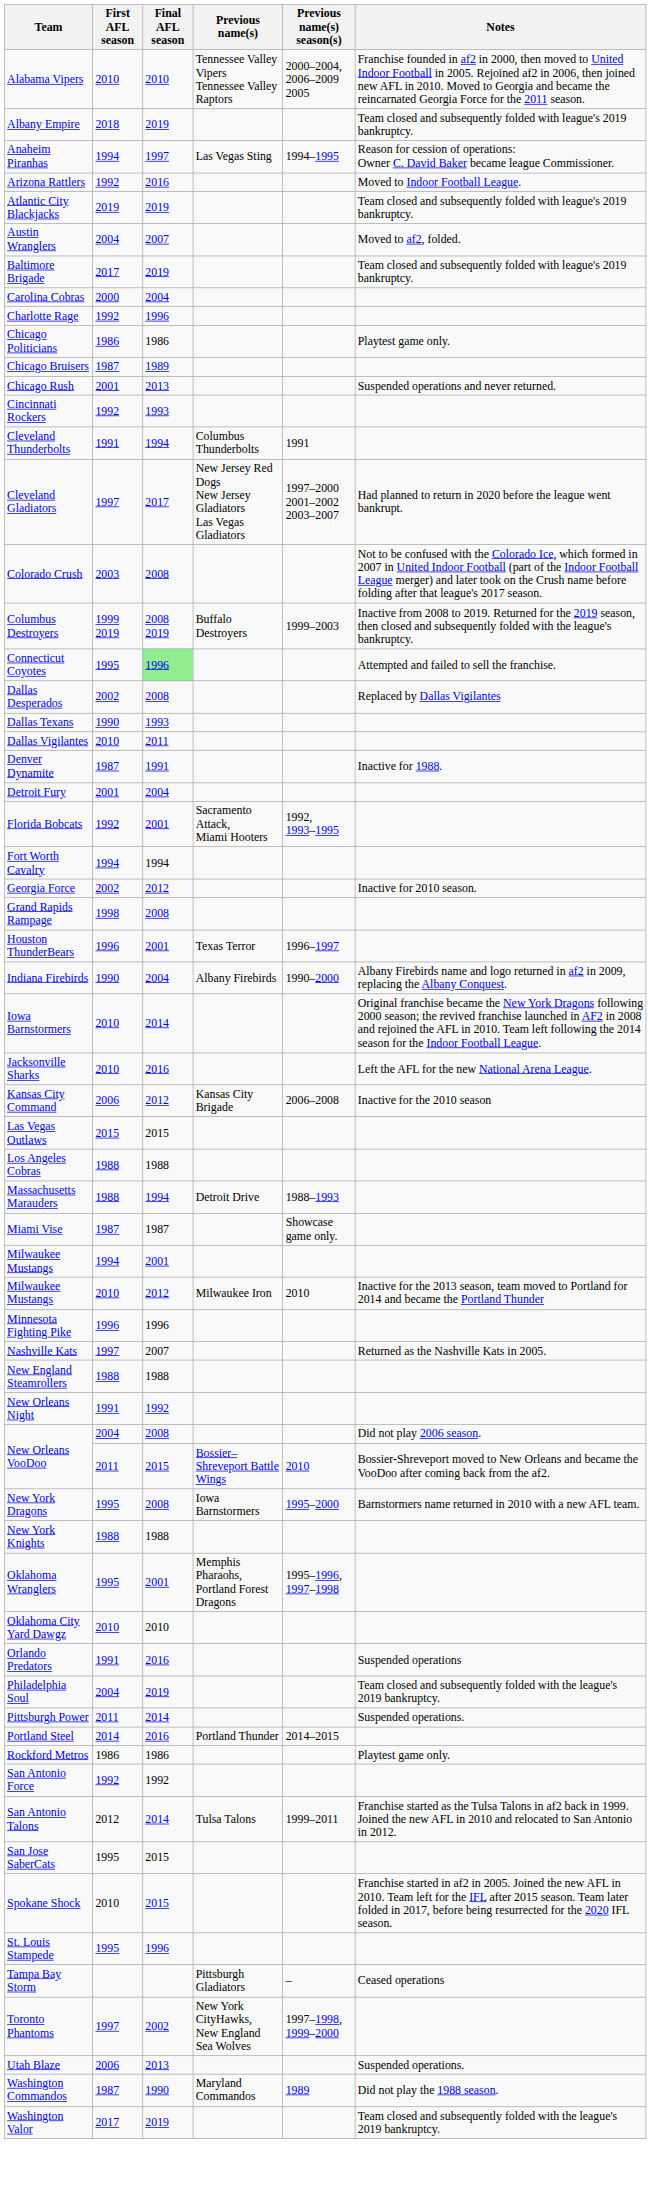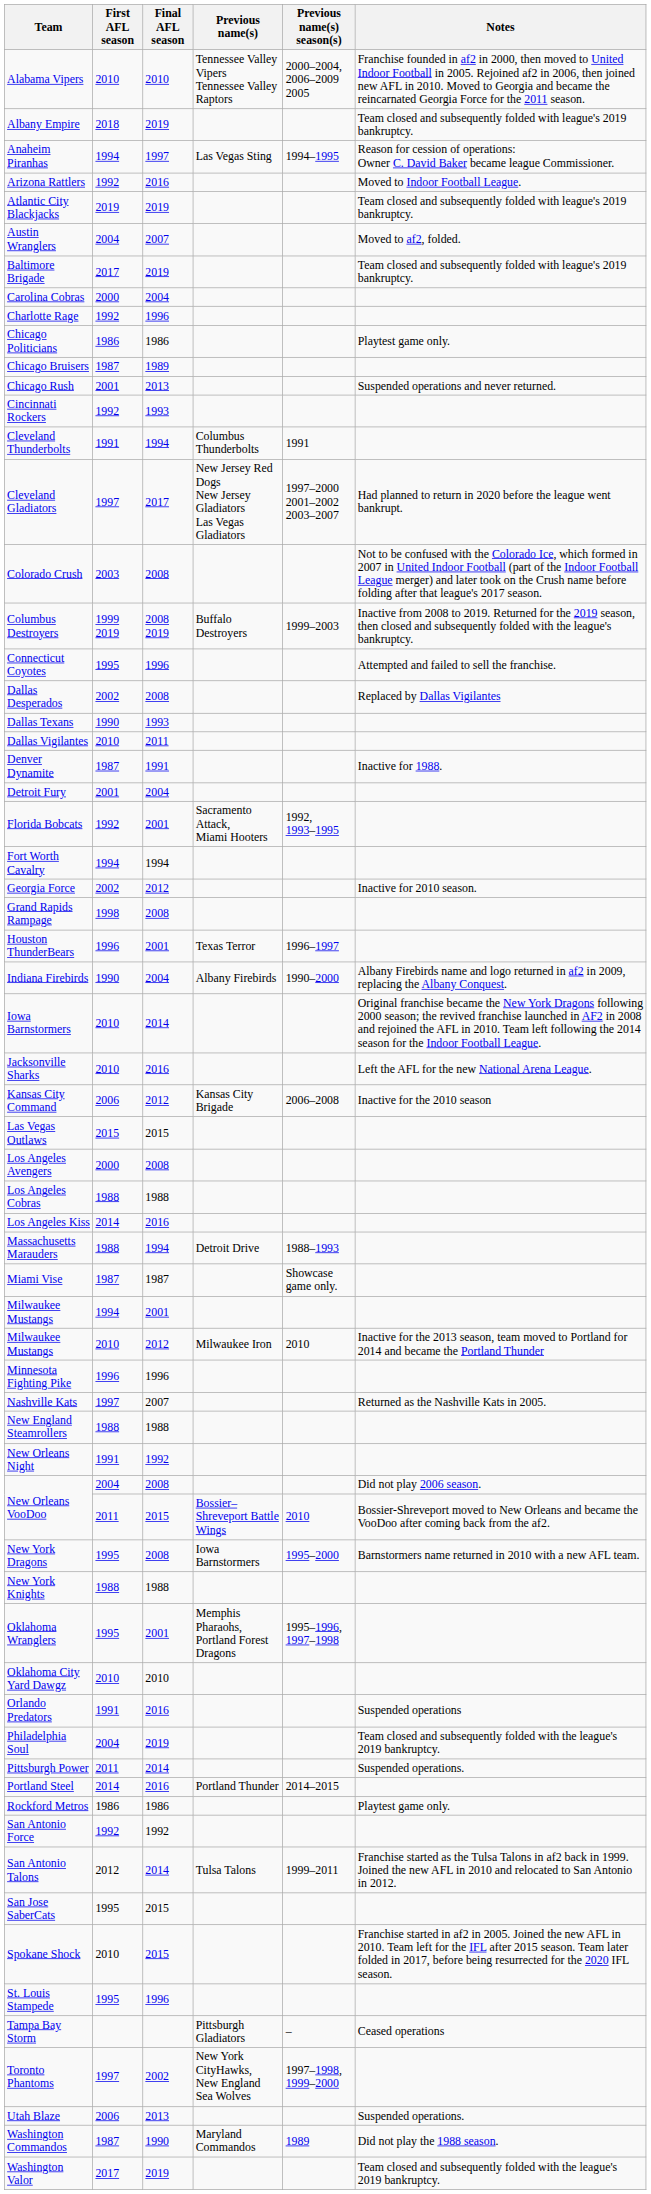(157, 664) lightgreen background -> (157, 664) no background
+ row: (37, 1165)
+ row: (49, 1222)
